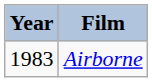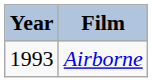(32, 58) 1983 -> (32, 58) 1993
